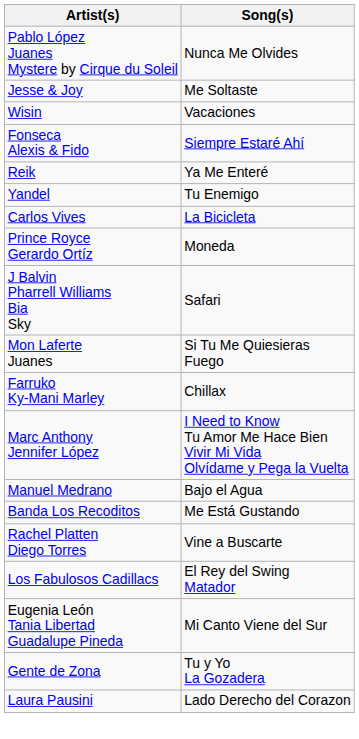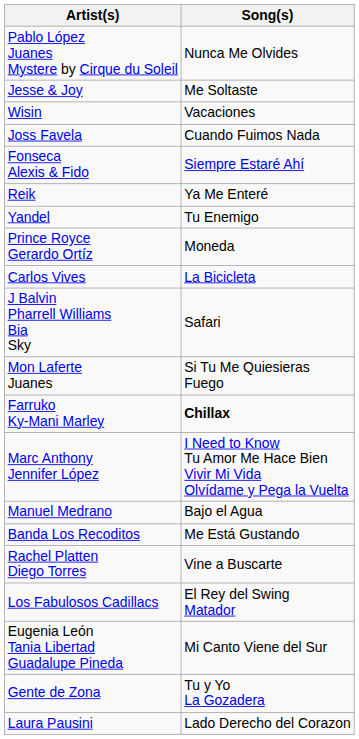+ row: (45, 135)
rows swapped: (50, 246) <-> (47, 217)
(205, 391) normal -> (207, 413) bold
